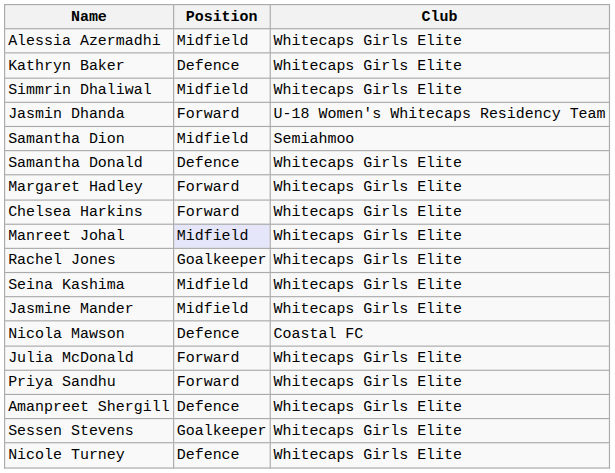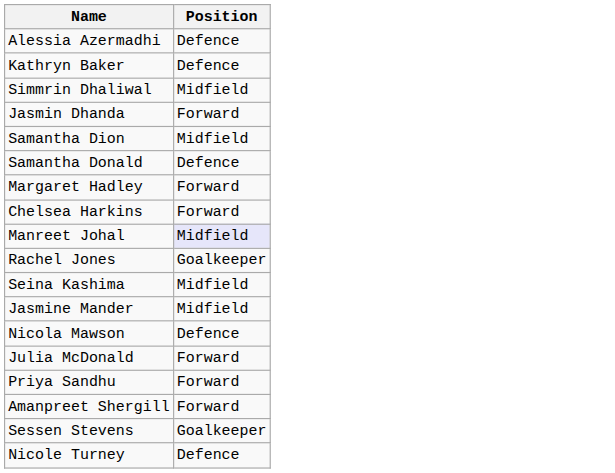- column: (440, 17)
(213, 41) Midfield -> (208, 41) Defence
(208, 407) Defence -> (208, 407) Forward
